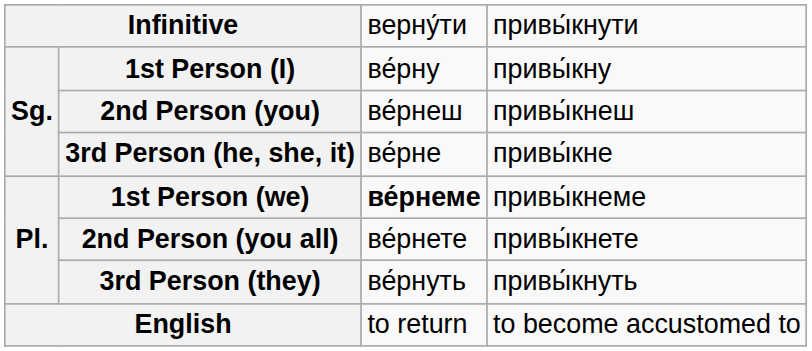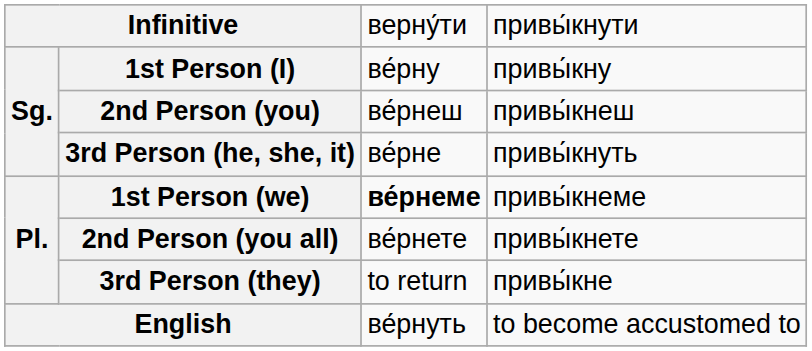(553, 153) привы́кне -> (565, 153) привы́кнуть
(417, 281) ве́рнуть -> (417, 281) to return
(565, 281) привы́кнуть -> (553, 281) привы́кне
(417, 324) to return -> (417, 324) ве́рнуть
